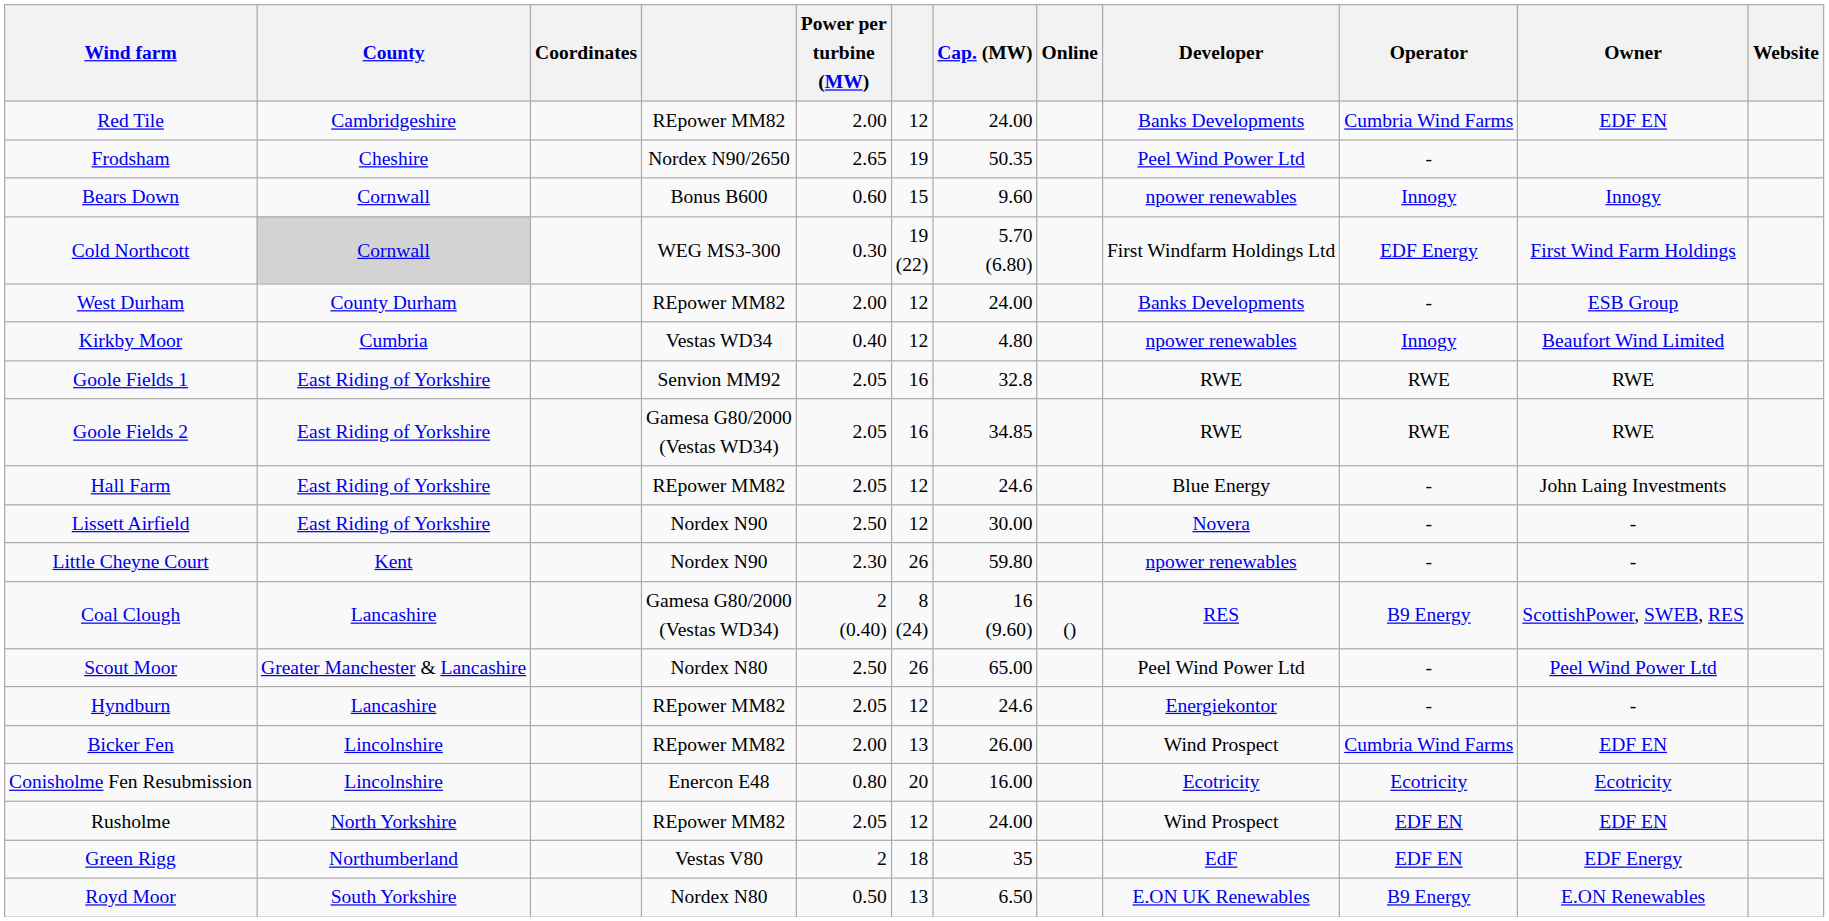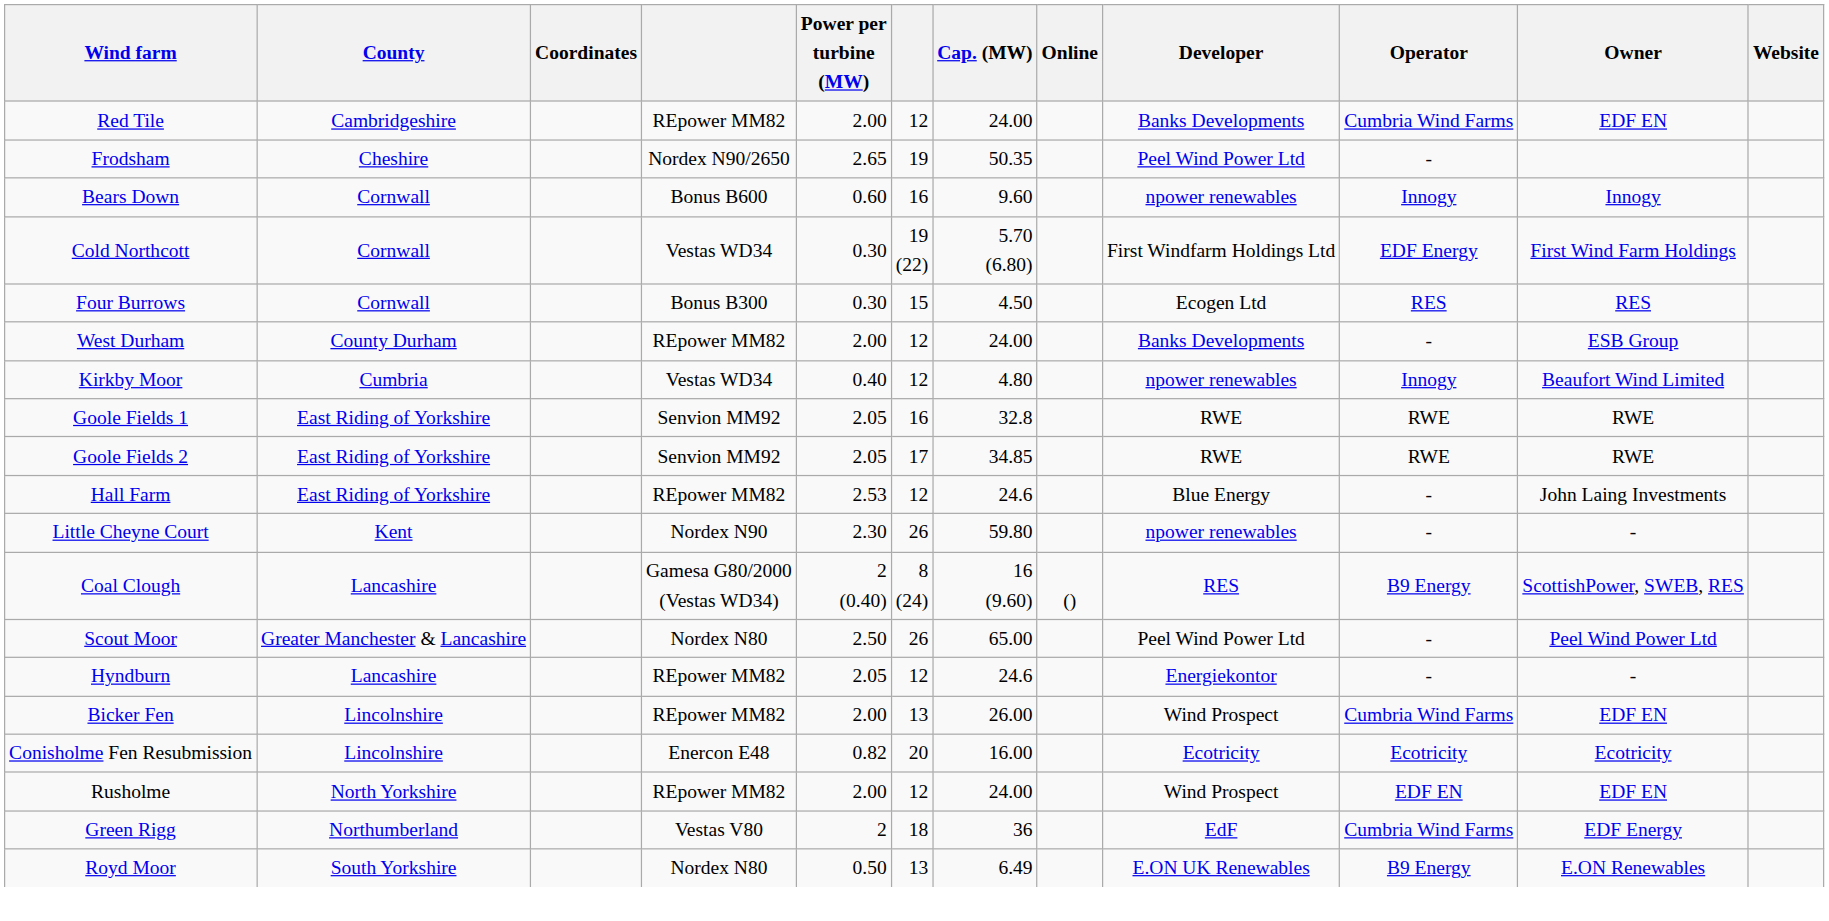(918, 197) 15 -> (918, 197) 16
(394, 249) lightgrey background -> (394, 249) no background
(719, 249) WEG MS3-300 -> (719, 249) Vestas WD34
+ row: (131, 302)
(719, 432) Gamesa G80/2000 (Vestas WD34) -> (719, 455) Senvion MM92
(918, 432) 16 -> (918, 455) 17
(870, 485) 2.05 -> (870, 494) 2.53
- row: (131, 523)
(870, 782) 0.80 -> (870, 753) 0.82
(870, 820) 2.05 -> (870, 791) 2.00
(1023, 859) 35 -> (1023, 829) 36
(1429, 859) EDF EN -> (1429, 829) Cumbria Wind Farms
(1016, 897) 6.50 -> (1016, 868) 6.49
